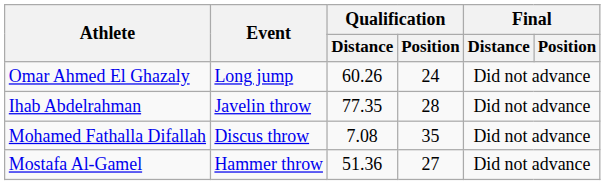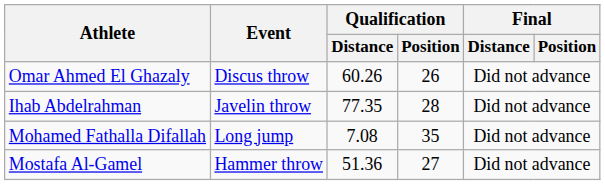(254, 76) Long jump -> (262, 76) Discus throw
(430, 76) 24 -> (430, 76) 26
(262, 135) Discus throw -> (254, 135) Long jump
